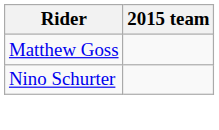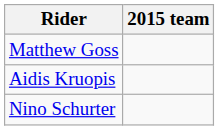+ row: (62, 79)
